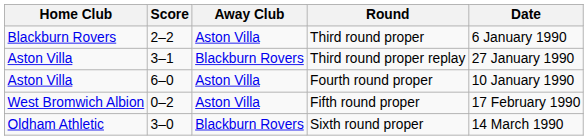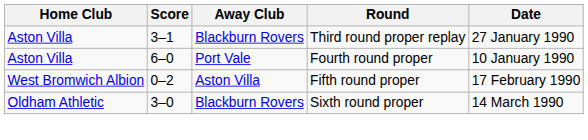- row: (367, 37)
(228, 80) Aston Villa -> (223, 59) Port Vale
